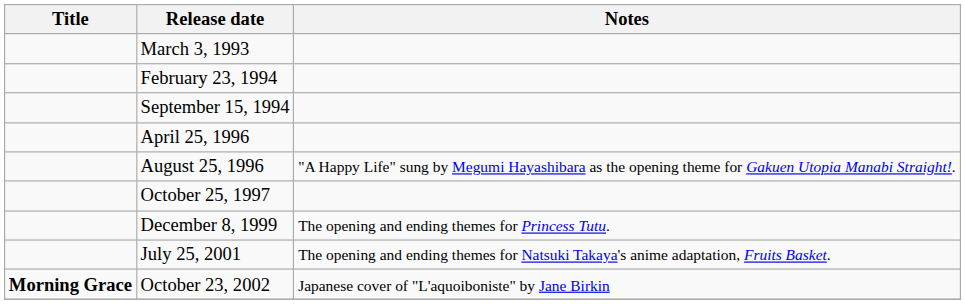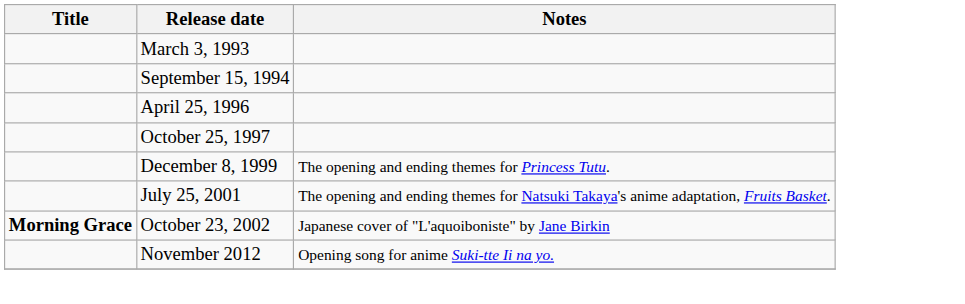- row: (209, 78)
- row: (202, 166)
+ row: (201, 254)
